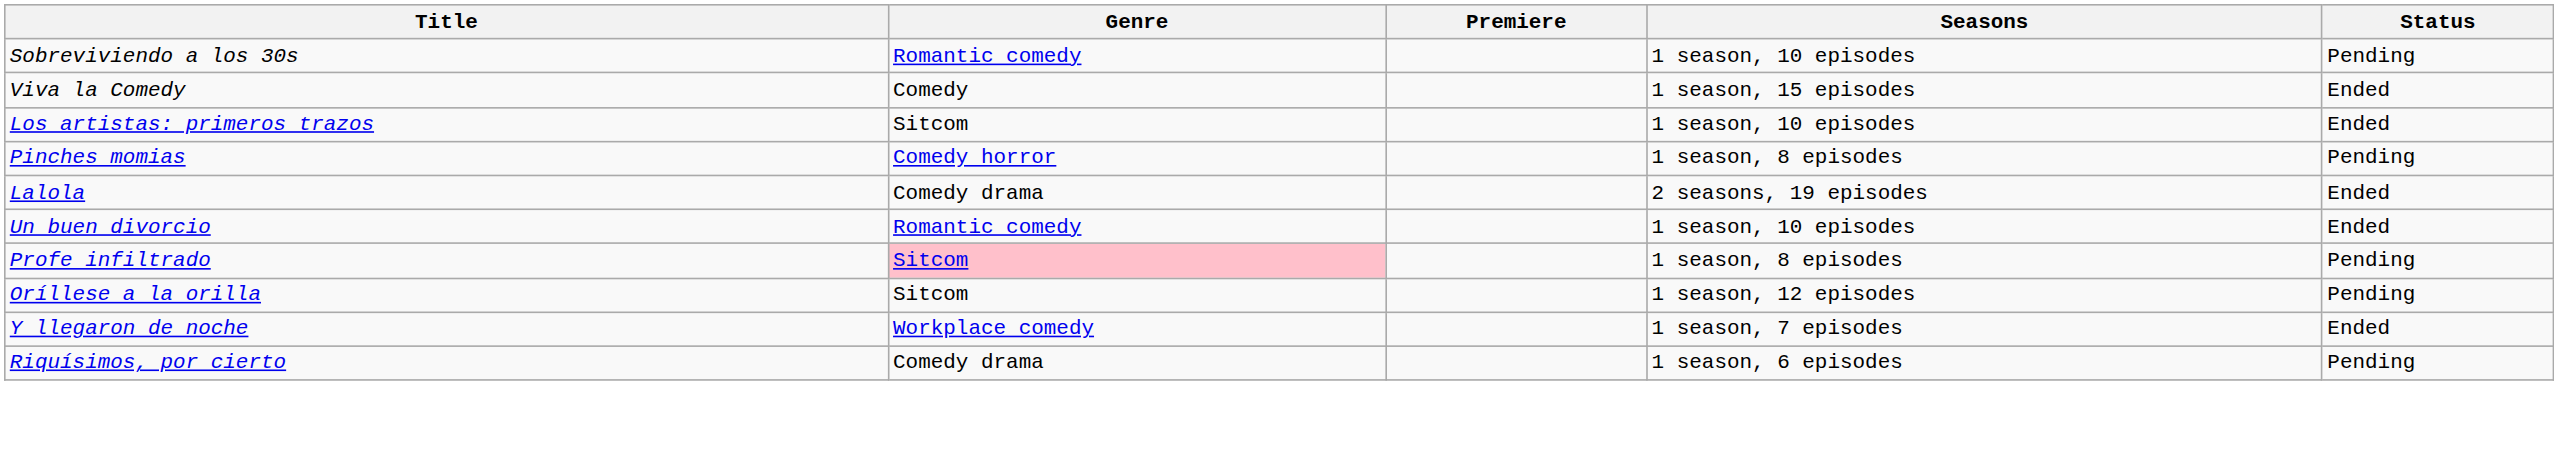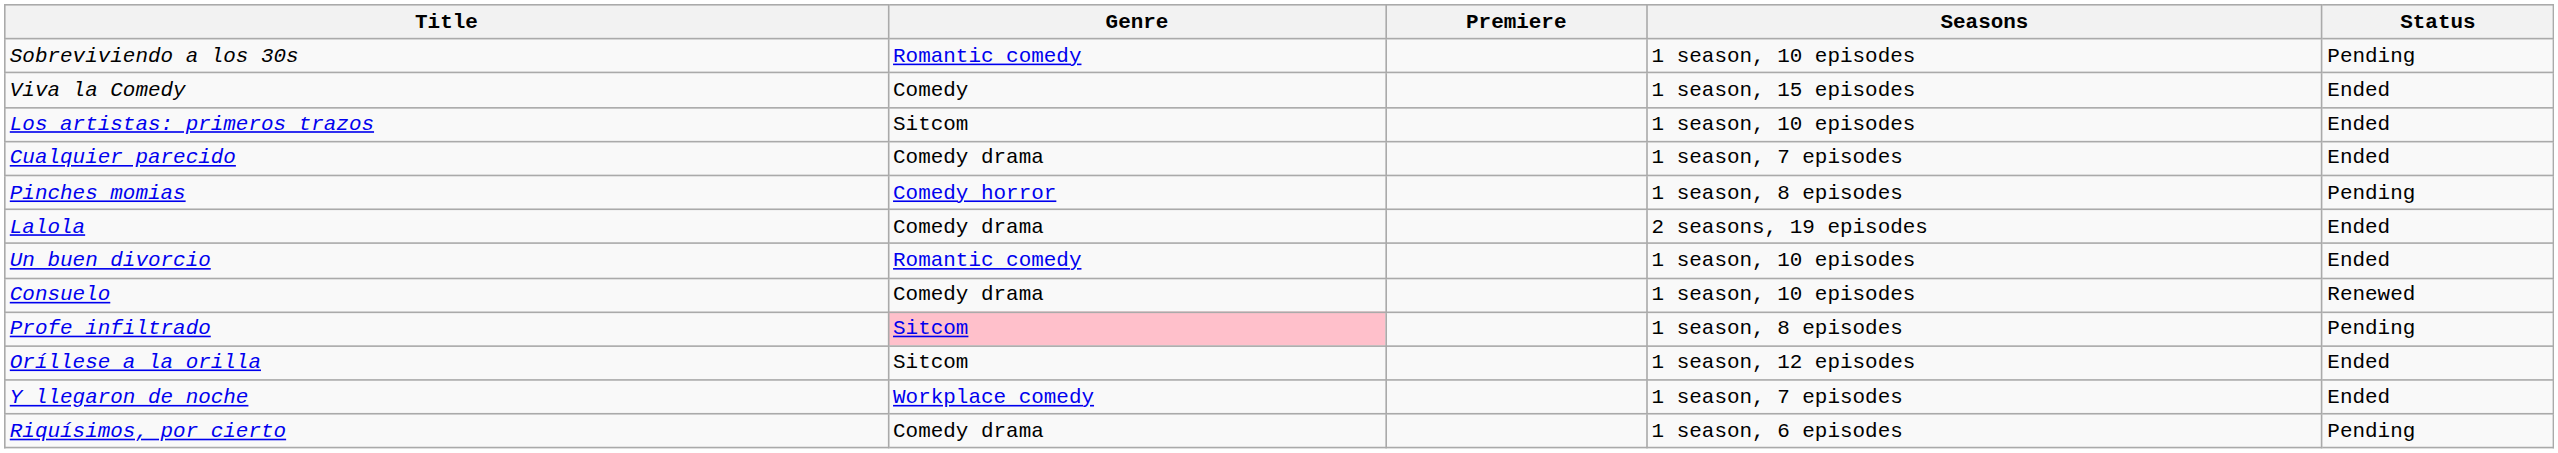+ row: (123, 158)
+ row: (60, 295)
(2371, 295) Pending -> (2359, 363) Ended
